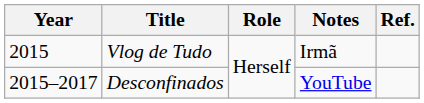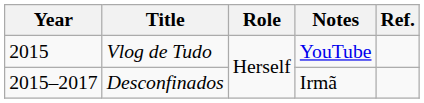(318, 51) Irmã -> (336, 51) YouTube
(336, 82) YouTube -> (318, 82) Irmã
